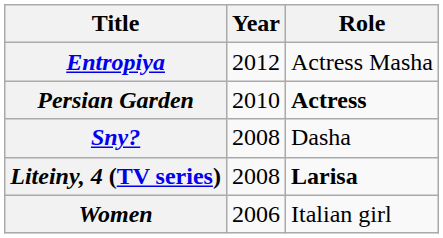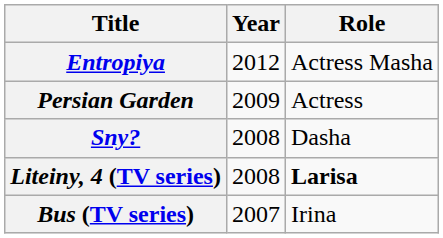(256, 99) 2010 -> (256, 99) 2009
(329, 99) bold -> (327, 99) normal
+ row: (116, 213)
- row: (116, 213)
